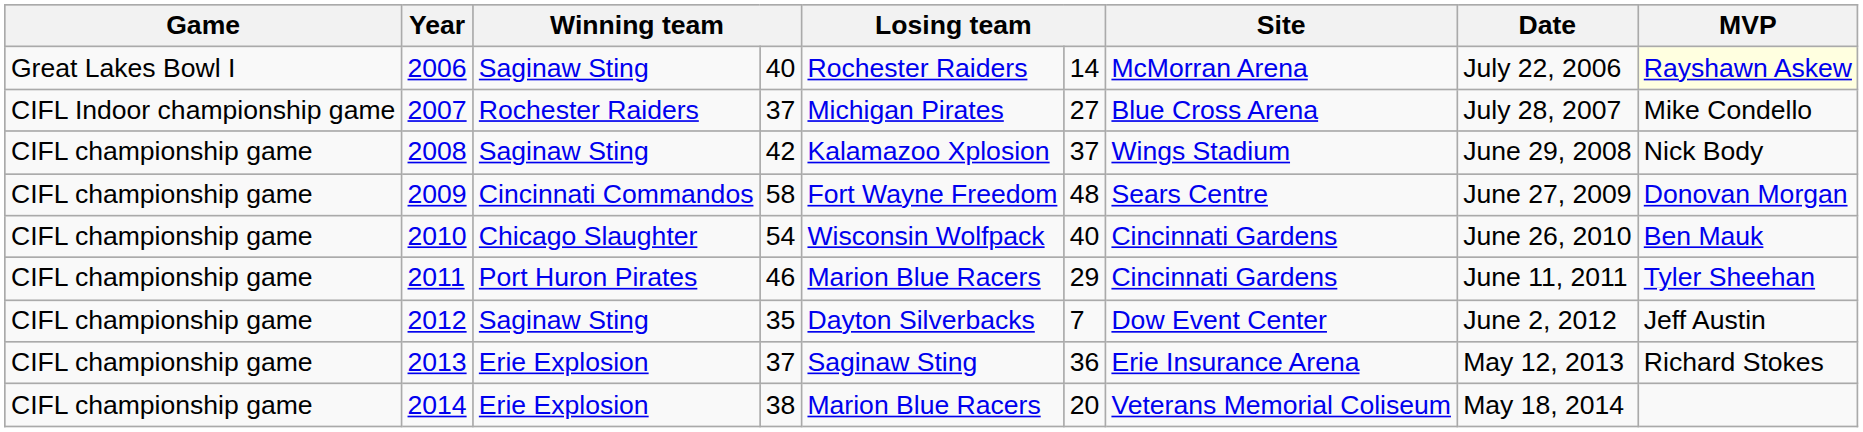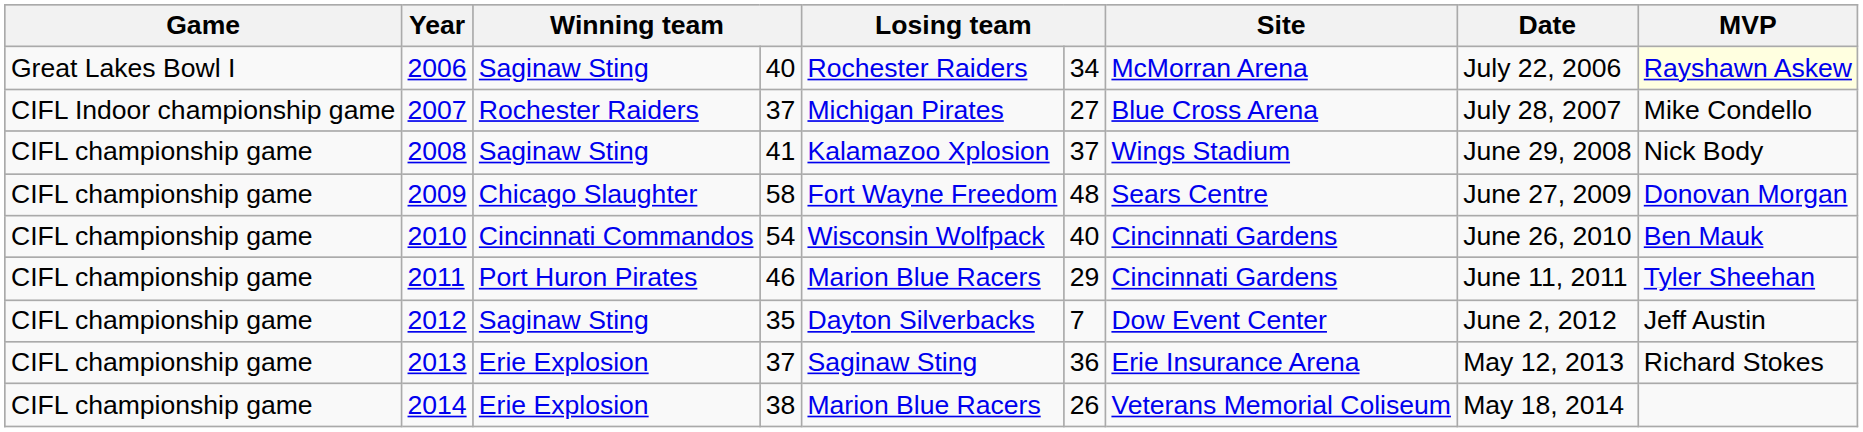(1084, 67) 14 -> (1084, 67) 34
(780, 151) 42 -> (780, 151) 41
(616, 194) Cincinnati Commandos -> (588, 194) Chicago Slaughter
(588, 236) Chicago Slaughter -> (616, 236) Cincinnati Commandos
(1084, 404) 20 -> (1084, 404) 26
